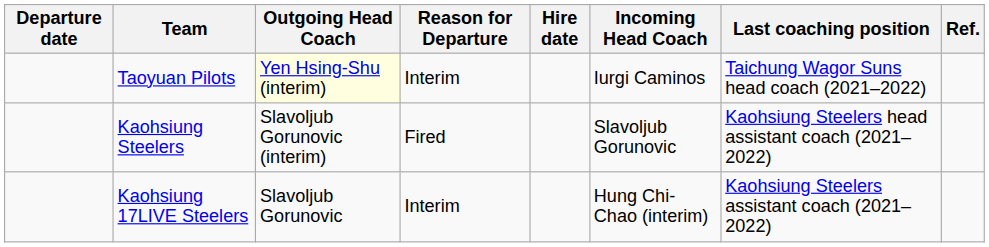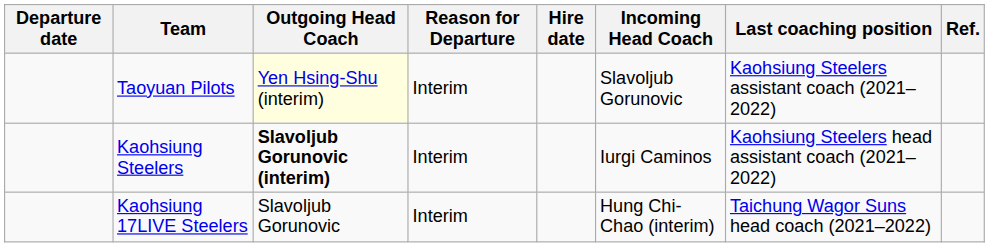(650, 78) Iurgi Caminos -> (641, 88) Slavoljub Gorunovic
(826, 78) Taichung Wagor Suns head coach (2021–2022) -> (823, 88) Kaohsiung Steelers assistant coach (2021–2022)
(301, 137) normal -> (303, 157) bold
(425, 137) Fired -> (440, 157) Interim
(635, 137) Slavoljub Gorunovic -> (656, 157) Iurgi Caminos
(818, 206) Kaohsiung Steelers assistant coach (2021–2022) -> (830, 216) Taichung Wagor Suns head coach (2021–2022)
